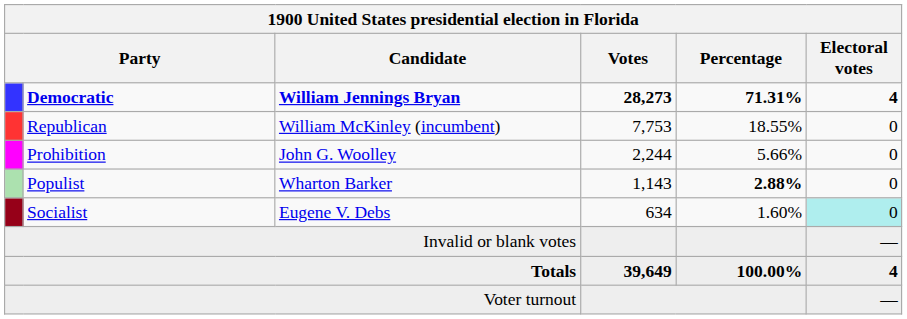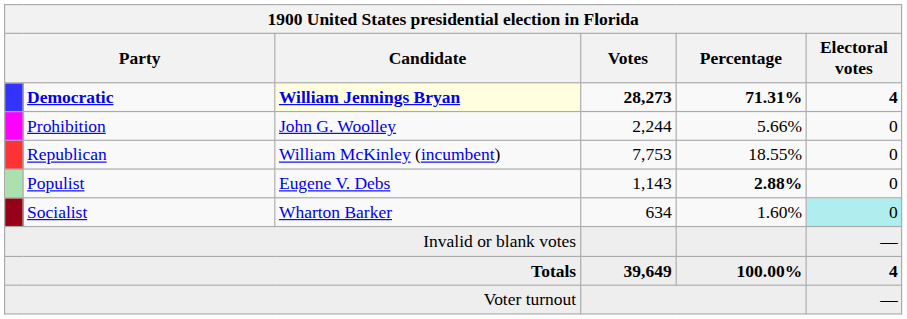(370, 97) no background -> (370, 97) lightyellow background
rows swapped: (67, 126) <-> (66, 155)
(335, 183) Wharton Barker -> (335, 183) Eugene V. Debs
(335, 212) Eugene V. Debs -> (335, 212) Wharton Barker
